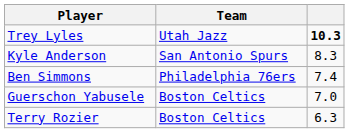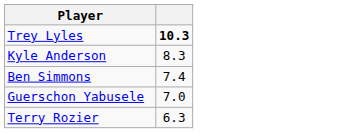- column: (232, 15)
